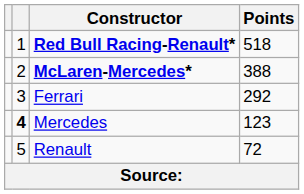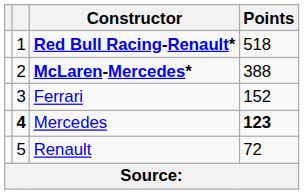(257, 96) 292 -> (257, 96) 152
(257, 123) normal -> (257, 123) bold
